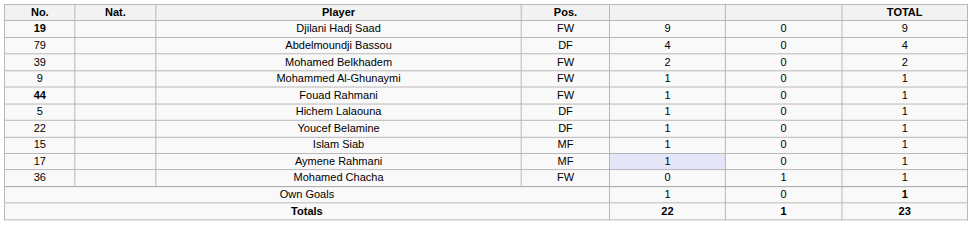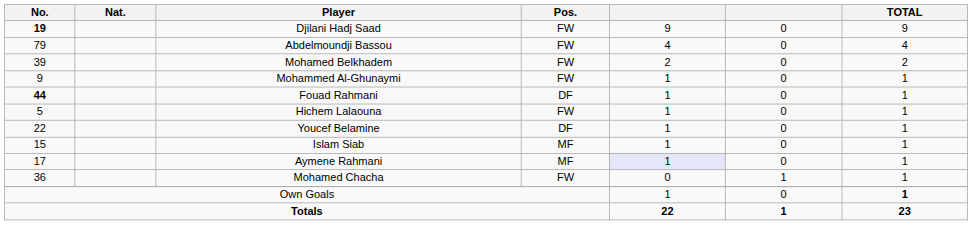(565, 45) DF -> (566, 45) FW
(566, 95) FW -> (565, 95) DF
(565, 111) DF -> (566, 111) FW
